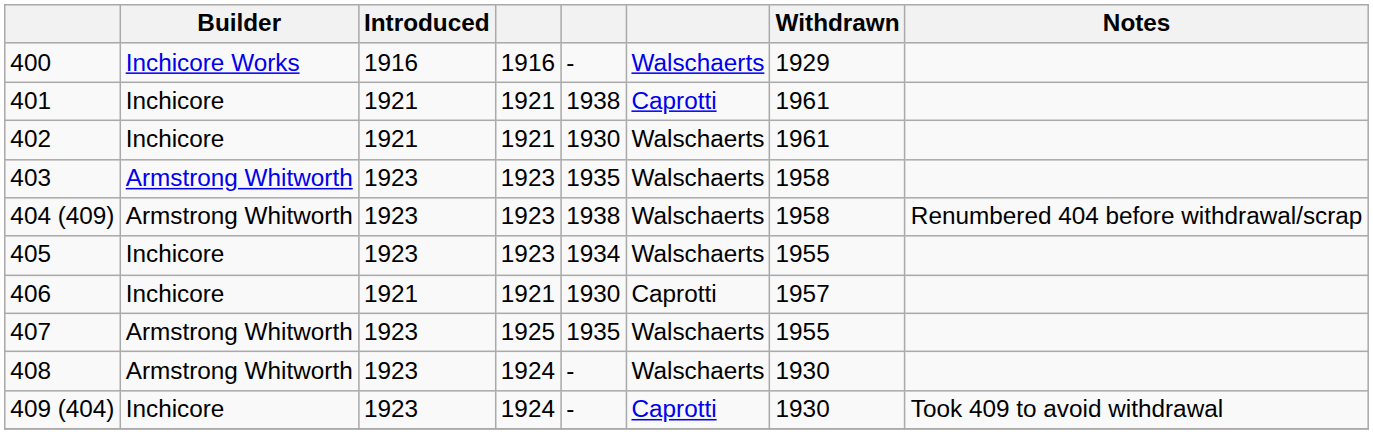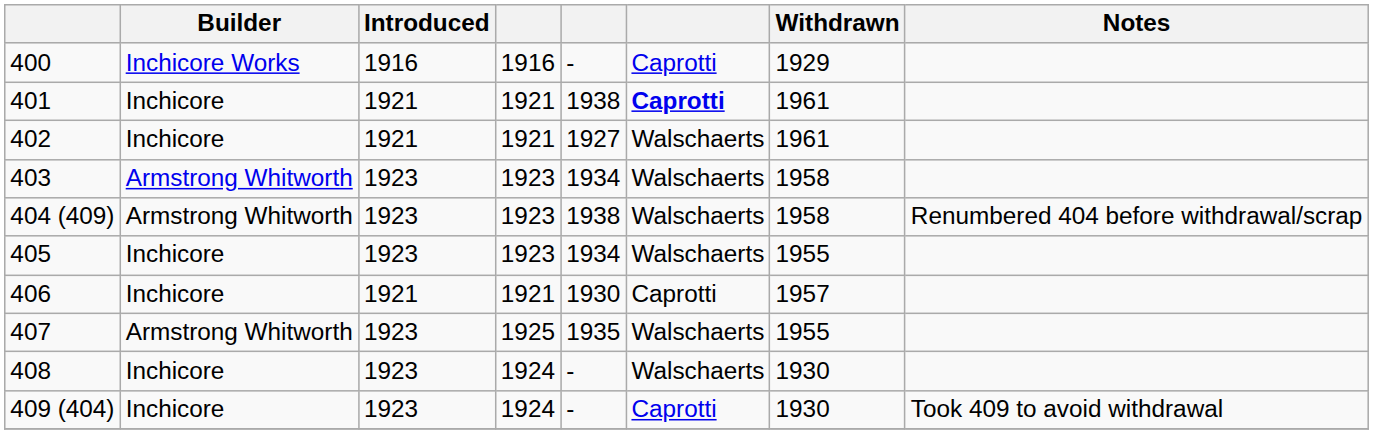(698, 62) Walschaerts -> (674, 62) Caprotti
(674, 100) normal -> (678, 100) bold
(593, 139) 1930 -> (593, 139) 1927
(593, 178) 1935 -> (593, 178) 1934
(239, 370) Armstrong Whitworth -> (175, 370) Inchicore
